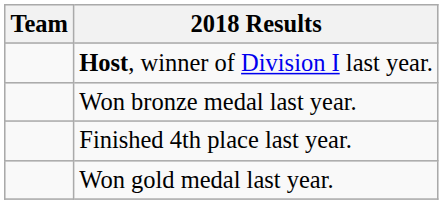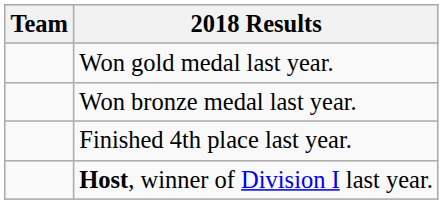rows swapped: (206, 179) <-> (256, 62)
